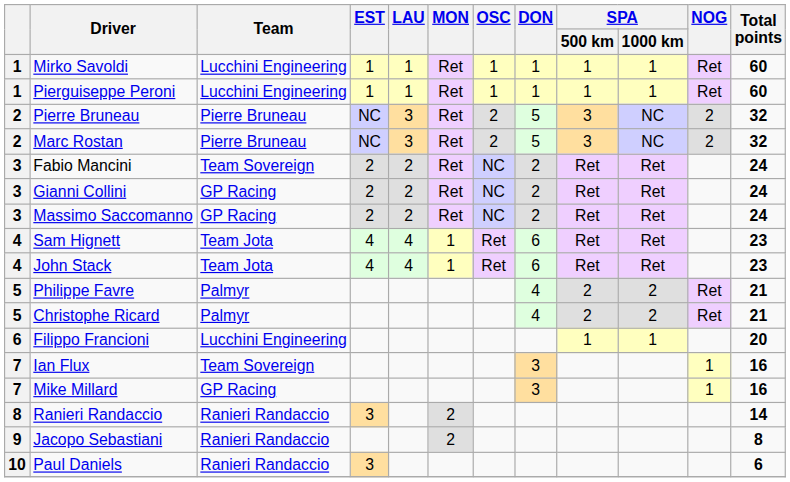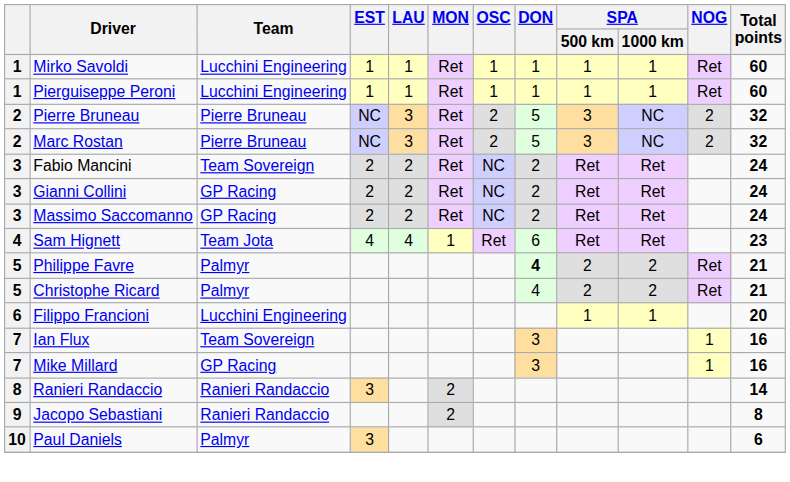- row: (72, 265)
(536, 290) normal -> (536, 265) bold
(265, 464) Ranieri Randaccio -> (225, 439) Palmyr
